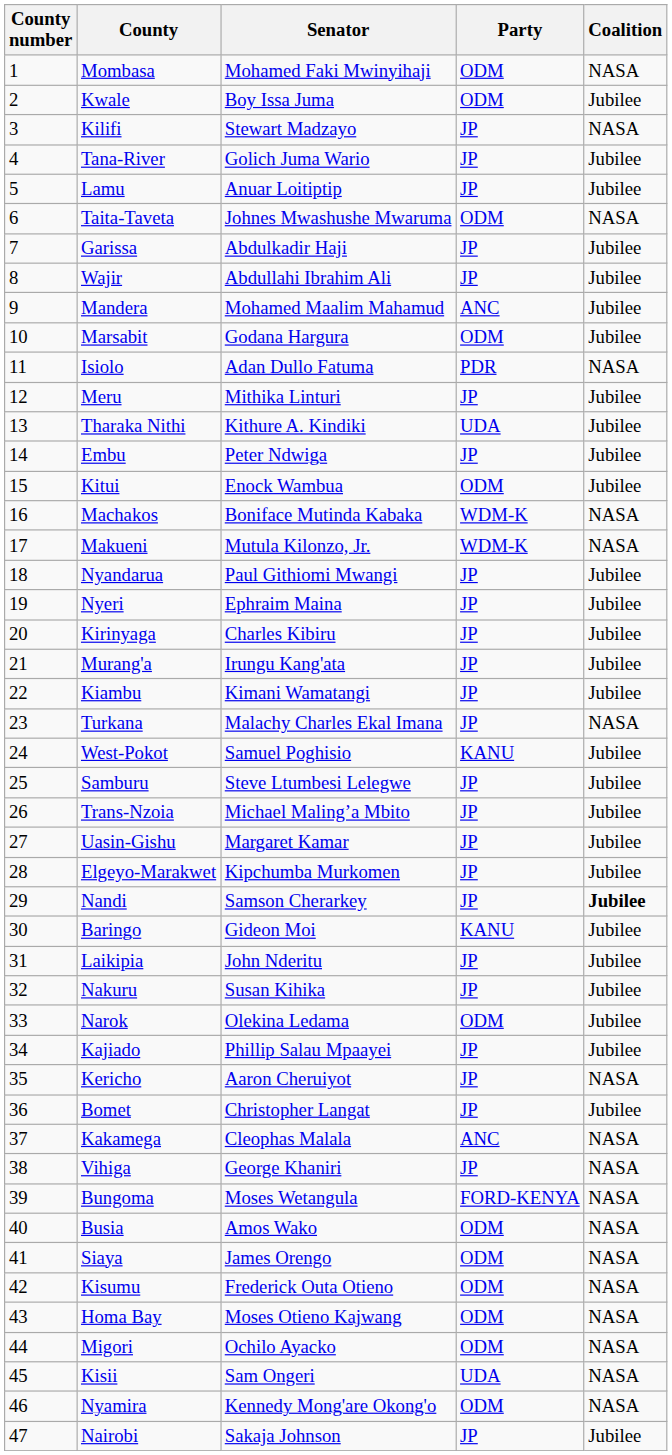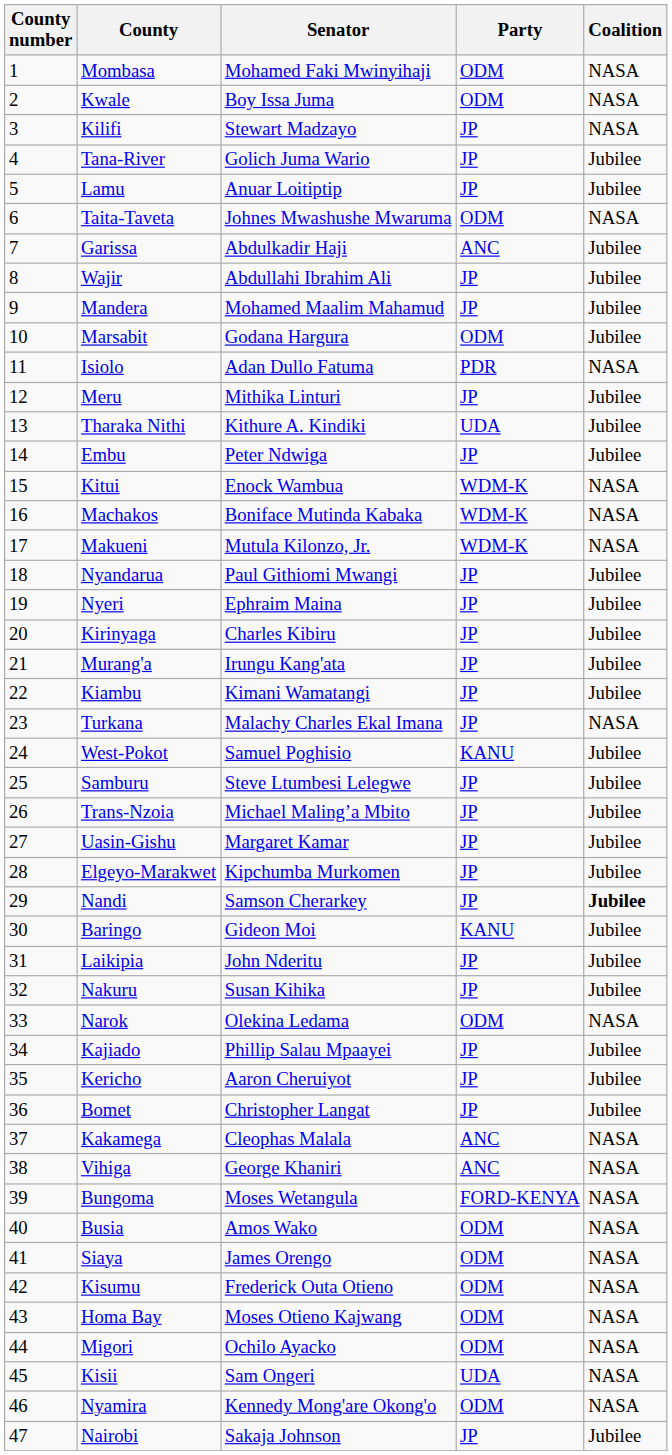(615, 99) Jubilee -> (614, 99) NASA
(469, 248) JP -> (480, 248) ANC
(480, 307) ANC -> (469, 307) JP
(482, 485) ODM -> (494, 485) WDM-K
(615, 485) Jubilee -> (614, 485) NASA
(615, 1020) Jubilee -> (614, 1020) NASA
(614, 1079) NASA -> (615, 1079) Jubilee
(469, 1168) JP -> (480, 1168) ANC
